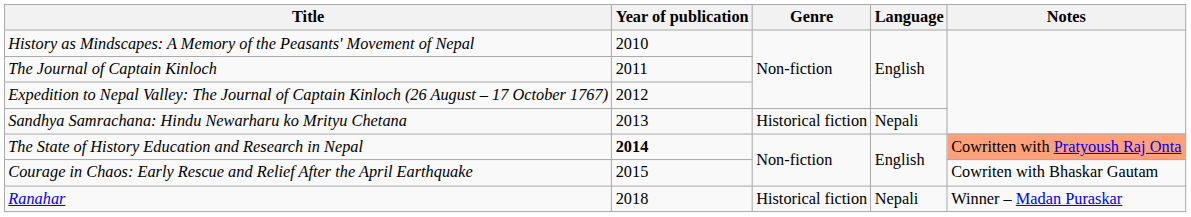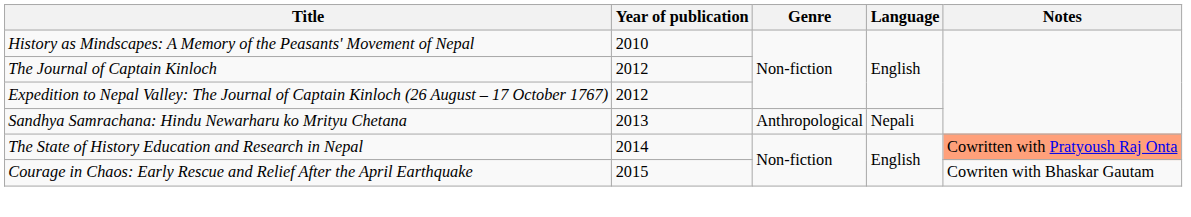(632, 69) 2011 -> (632, 69) 2012
(812, 120) Historical fiction -> (810, 120) Anthropological
(632, 146) bold -> (632, 146) normal
- row: (37, 198)
